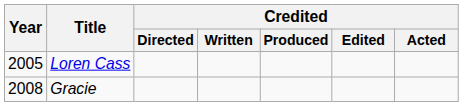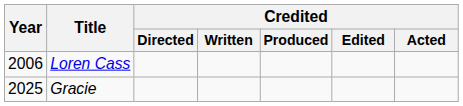(26, 64) 2005 -> (26, 64) 2006
(26, 88) 2008 -> (26, 88) 2025
